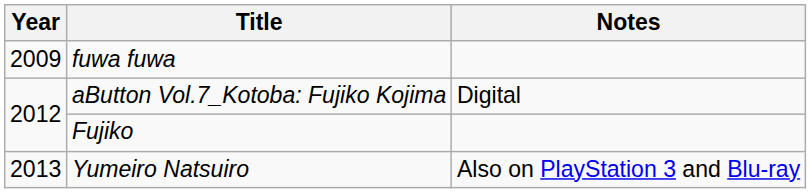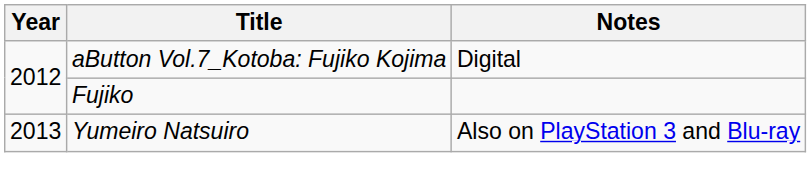- row: (124, 59)
